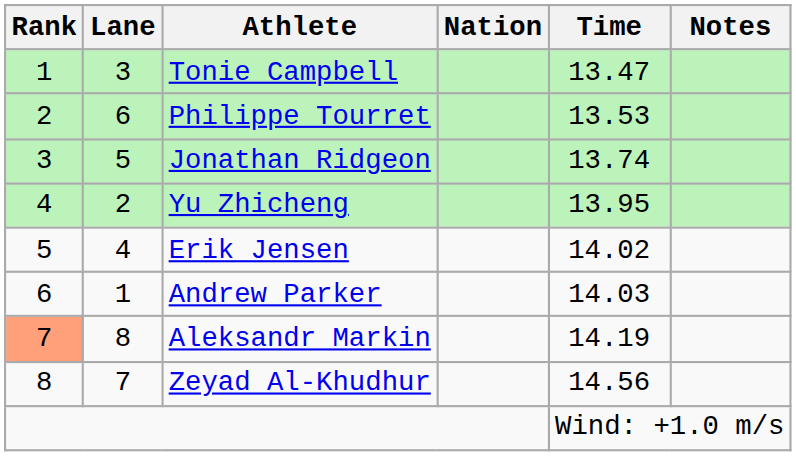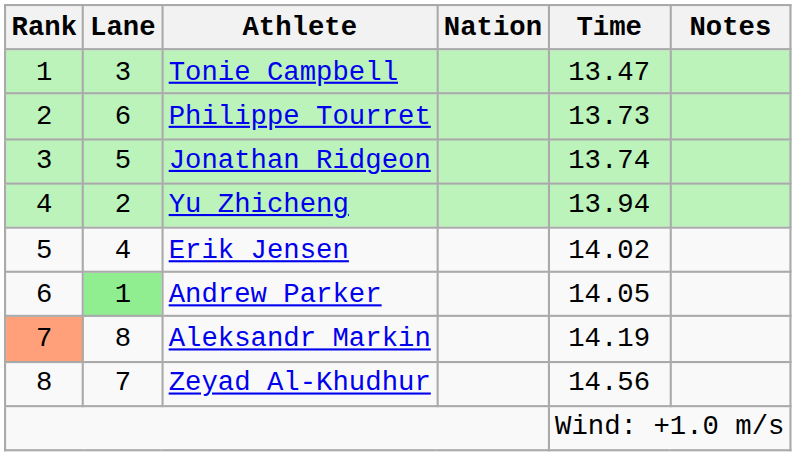(609, 116) 13.53 -> (609, 116) 13.73
(609, 205) 13.95 -> (609, 205) 13.94
(123, 294) no background -> (123, 294) lightgreen background
(609, 294) 14.03 -> (609, 294) 14.05
